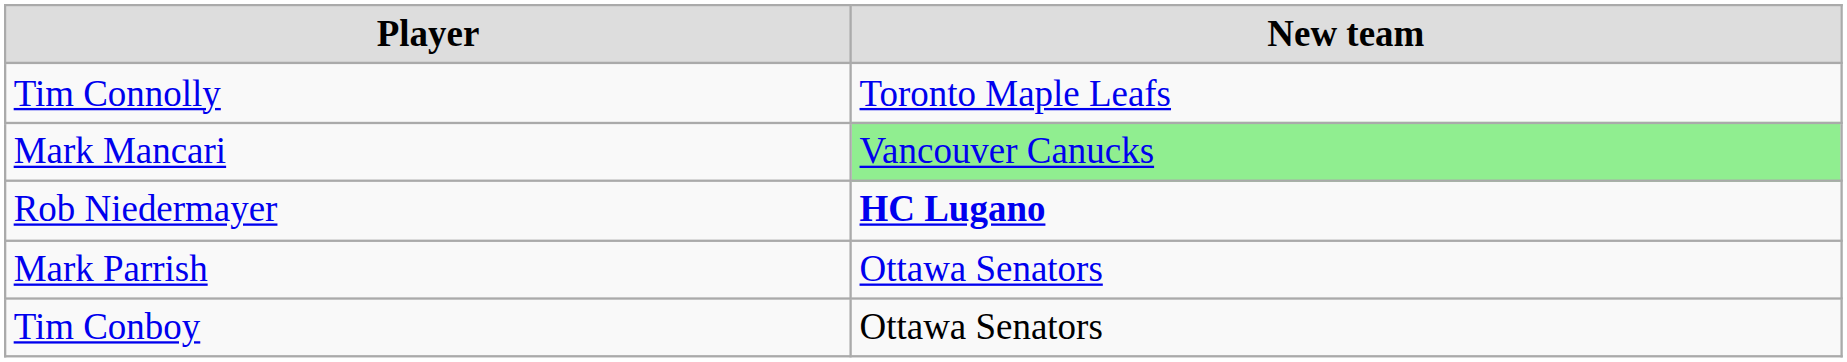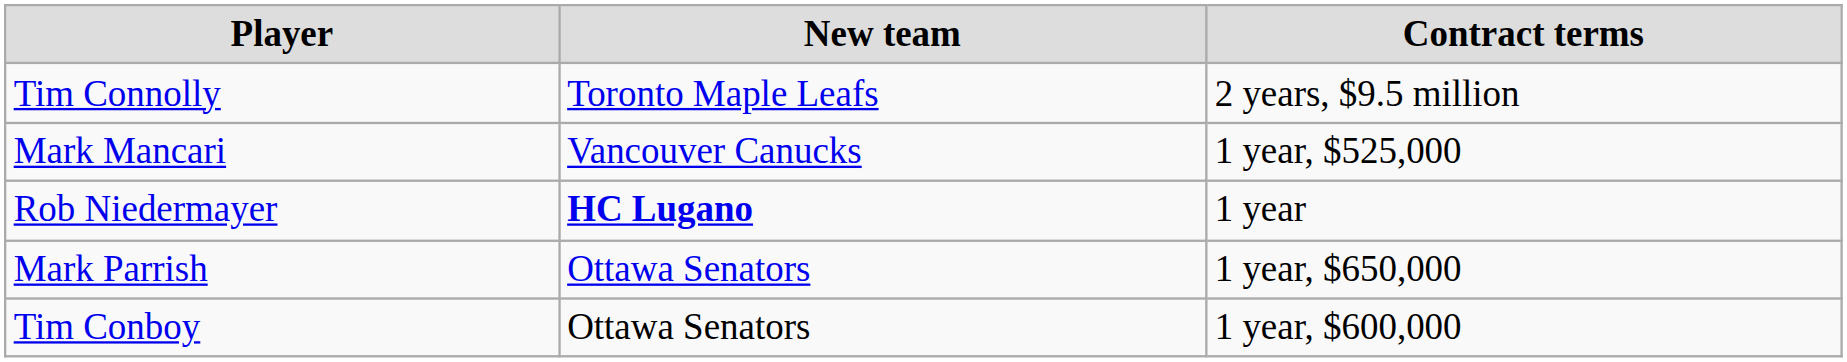+ column: (1523, 33)
(1007, 151) lightgreen background -> (714, 151) no background
